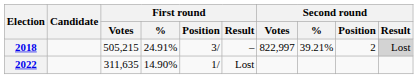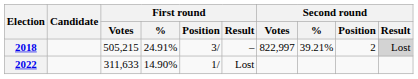(121, 64) 311,635 -> (121, 64) 311,633
